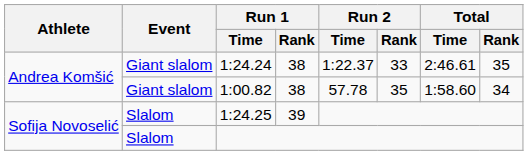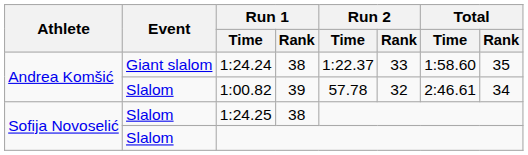(450, 65) 2:46.61 -> (450, 65) 1:58.60
(169, 90) Giant slalom -> (150, 90) Slalom
(297, 90) 38 -> (297, 90) 39
(399, 90) 35 -> (399, 90) 32
(450, 90) 1:58.60 -> (450, 90) 2:46.61
(297, 114) 39 -> (297, 114) 38
